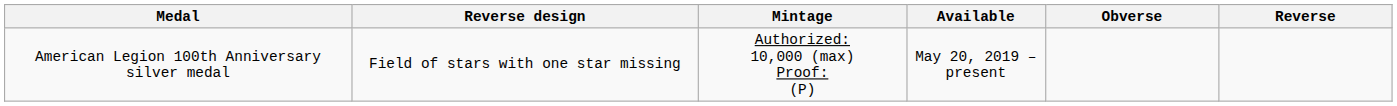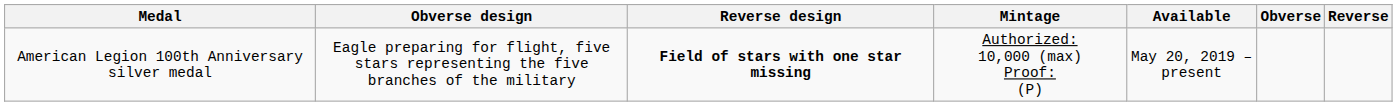+ column: (472, 16)
(525, 65) normal -> (781, 65) bold
